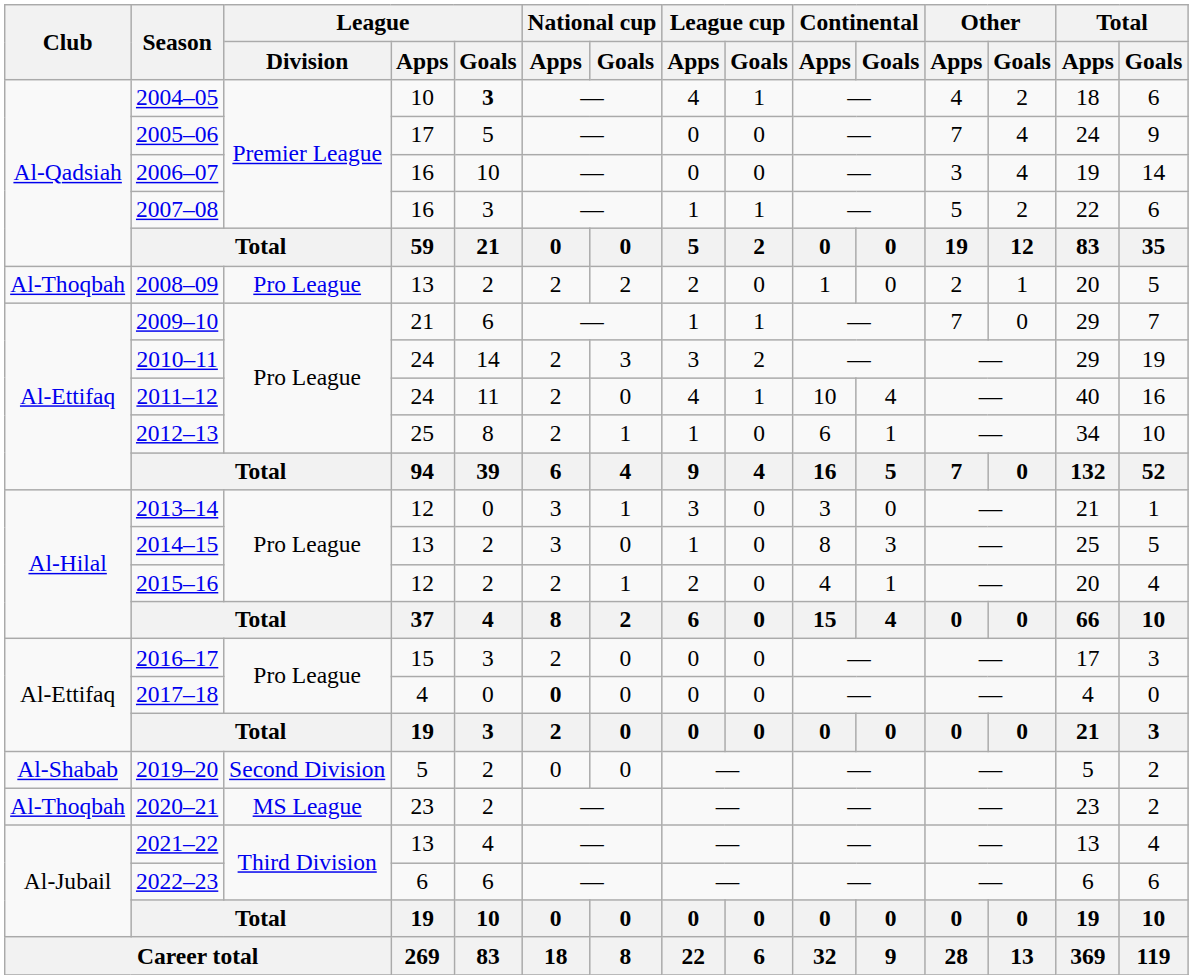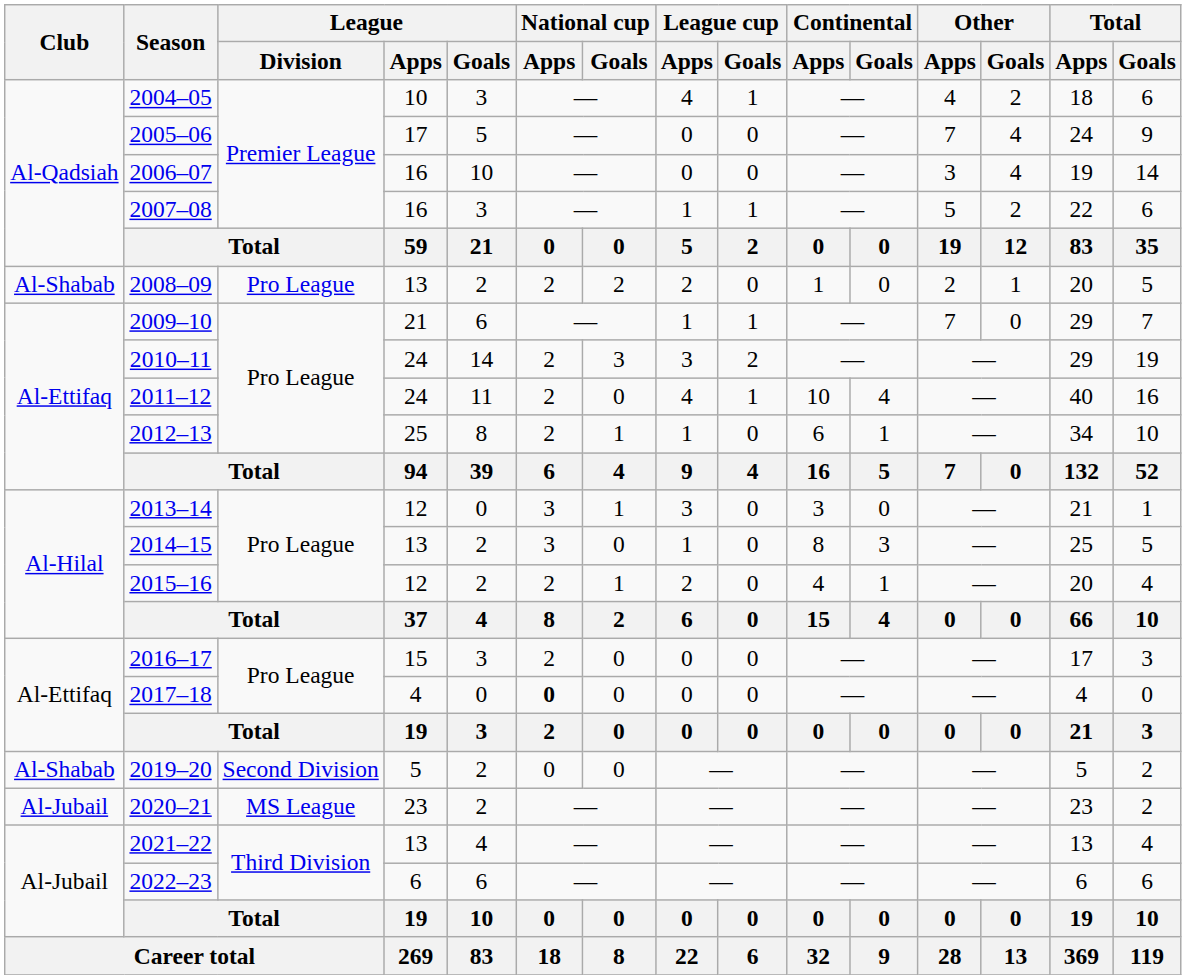(488, 97) bold -> (481, 97) normal
(68, 284) Al-Thoqbah -> (64, 284) Al-Shabab
(68, 806) Al-Thoqbah -> (64, 806) Al-Jubail
